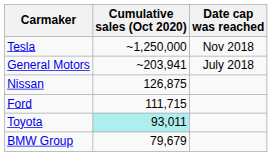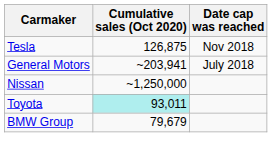(157, 46) ~1,250,000 -> (165, 46) 126,875
(165, 84) 126,875 -> (157, 84) ~1,250,000
- row: (19, 103)
